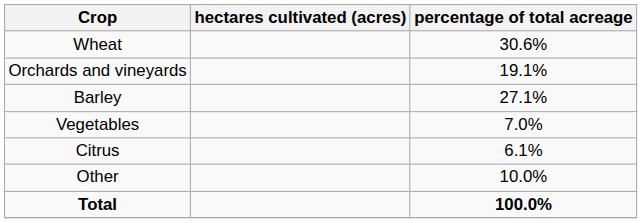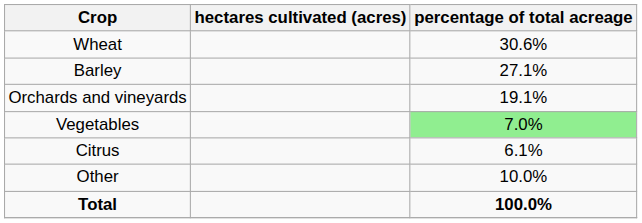rows swapped: (98, 97) <-> (98, 71)
(523, 124) no background -> (523, 124) lightgreen background
